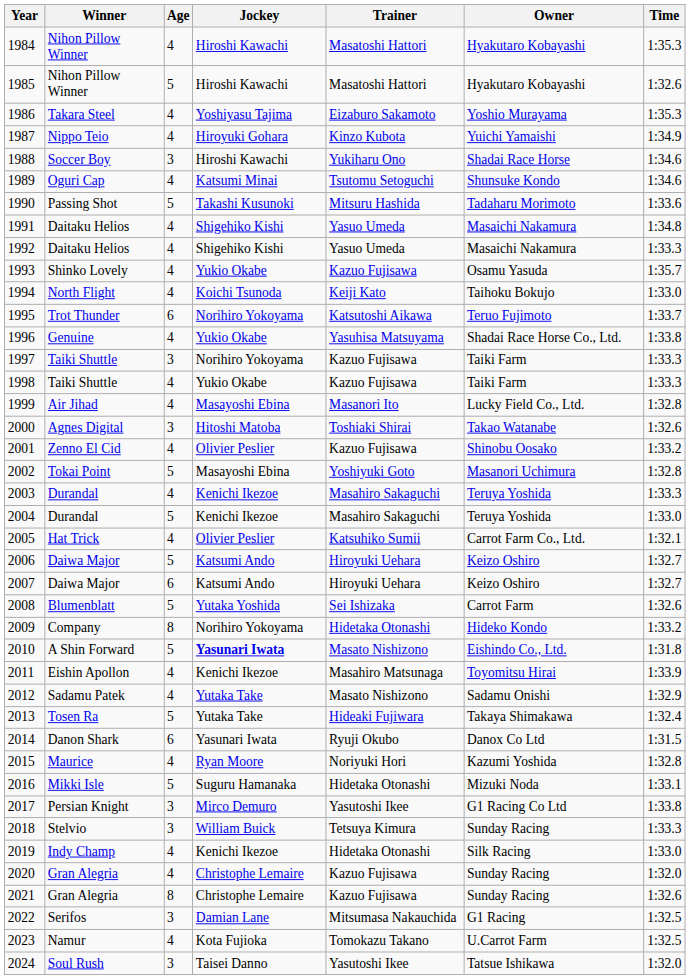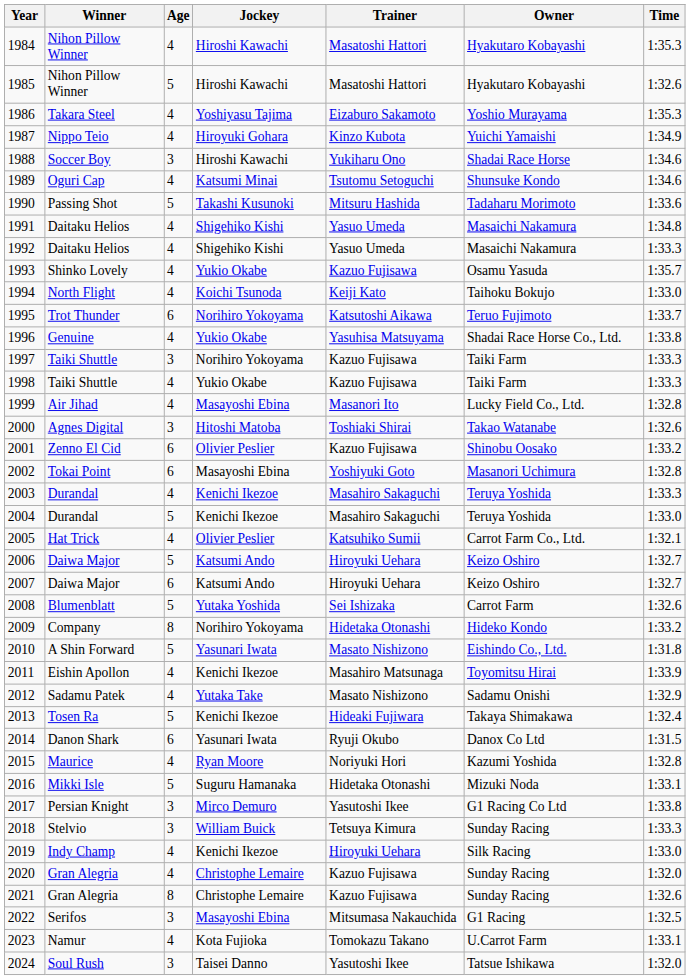(170, 449) 4 -> (170, 449) 6
(170, 472) 5 -> (170, 472) 6
(240, 650) bold -> (236, 650) normal
(229, 717) Yutaka Take -> (237, 717) Kenichi Ikezoe
(380, 851) Hidetaka Otonashi -> (375, 851) Hiroyuki Uehara
(232, 918) Damian Lane -> (243, 918) Masayoshi Ebina
(664, 941) 1:32.5 -> (664, 941) 1:33.1
